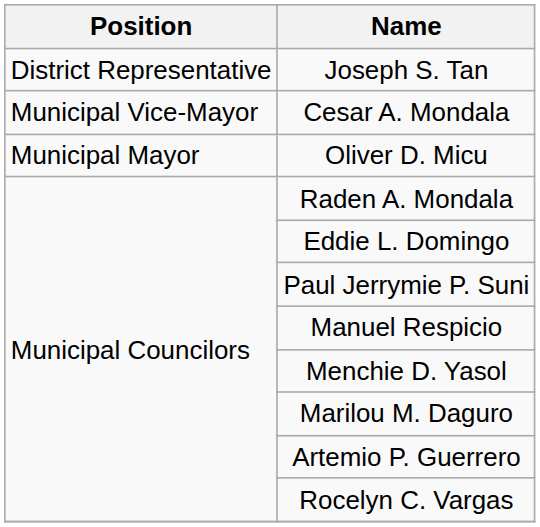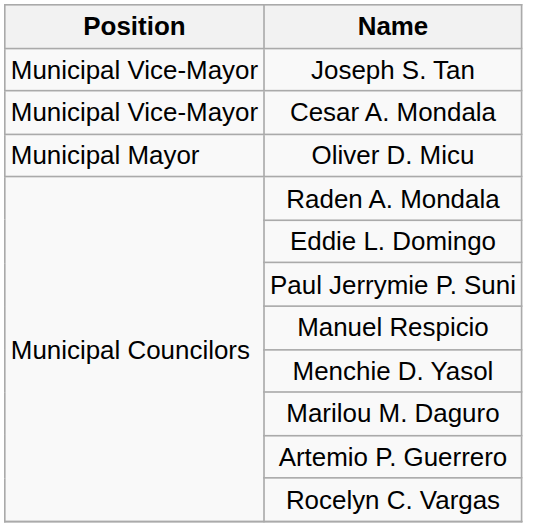(141, 69) District Representative -> (134, 69) Municipal Vice-Mayor
